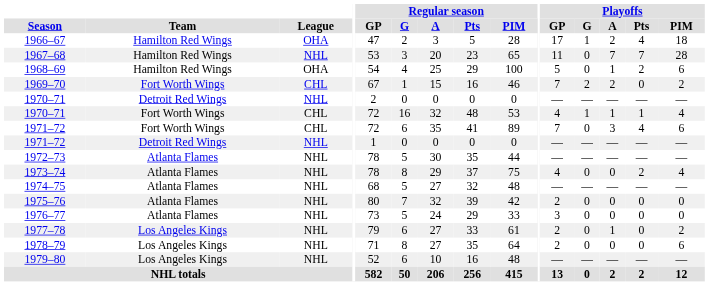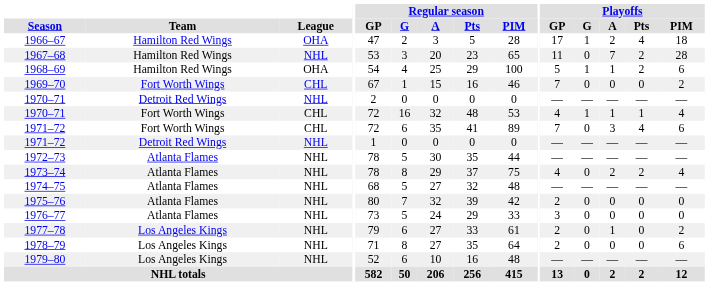(642, 55) 7 -> (642, 55) 2
(587, 69) 0 -> (587, 69) 1
(587, 84) 2 -> (587, 84) 0
(612, 84) 2 -> (612, 84) 0
(612, 172) 0 -> (612, 172) 2
